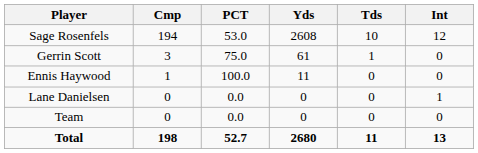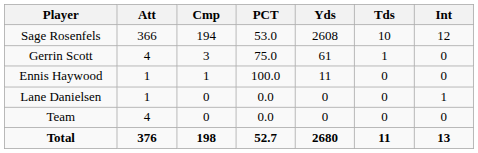+ column: (147, 14)
